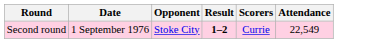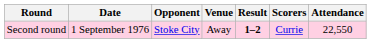+ column: (219, 13)
(304, 30) 22,549 -> (338, 30) 22,550
